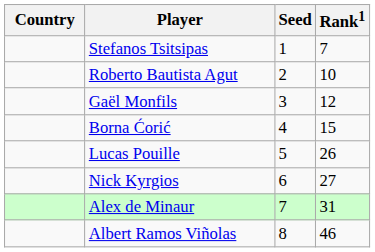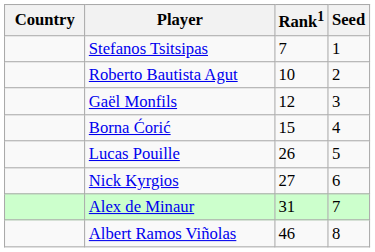columns swapped: (342, 19) <-> (295, 19)
